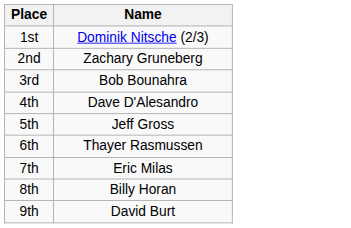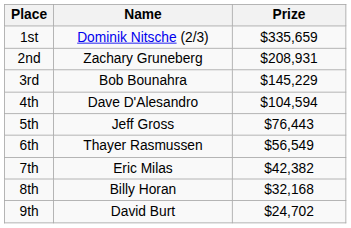+ column: (289, 15)
